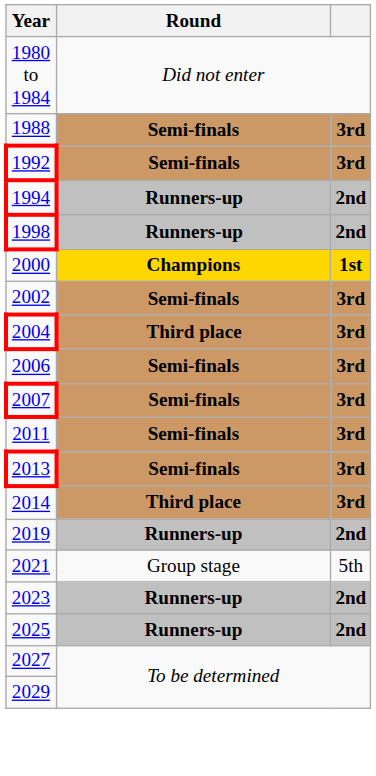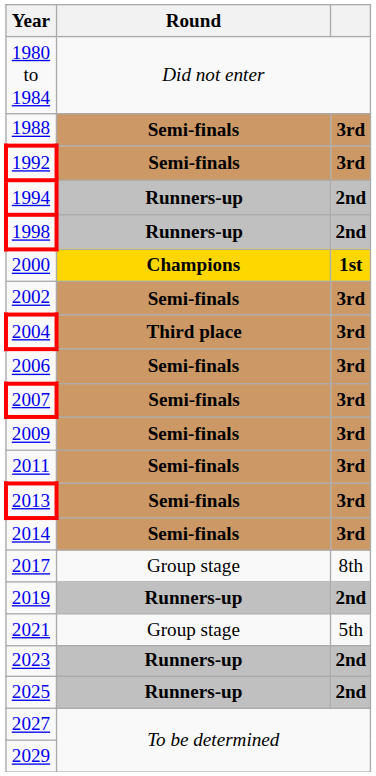+ row: (31, 434)
(193, 502) Third place -> (193, 534) Semi-finals
+ row: (31, 566)
